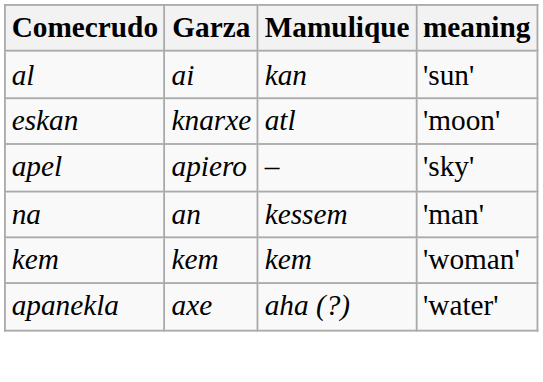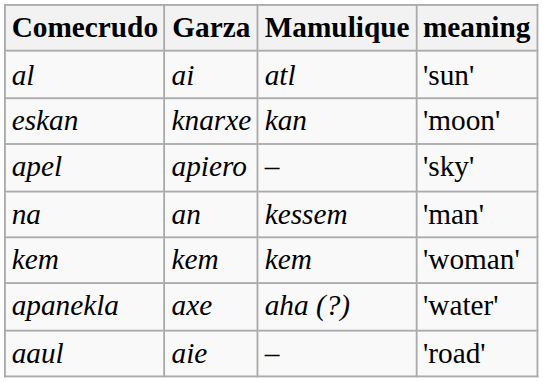(286, 74) kan -> (280, 74) atl
(280, 120) atl -> (286, 120) kan
+ row: (38, 352)
